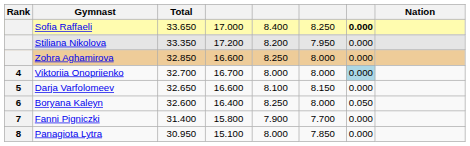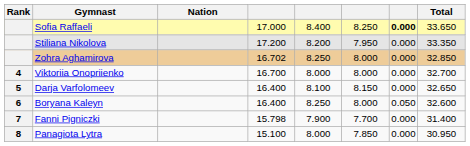columns swapped: (420, 12) <-> (181, 12)
(229, 57) 16.600 -> (271, 57) 16.702
(361, 72) lightblue background -> (403, 72) no background
(229, 88) 16.600 -> (271, 88) 16.400
(229, 118) 15.800 -> (271, 118) 15.798
